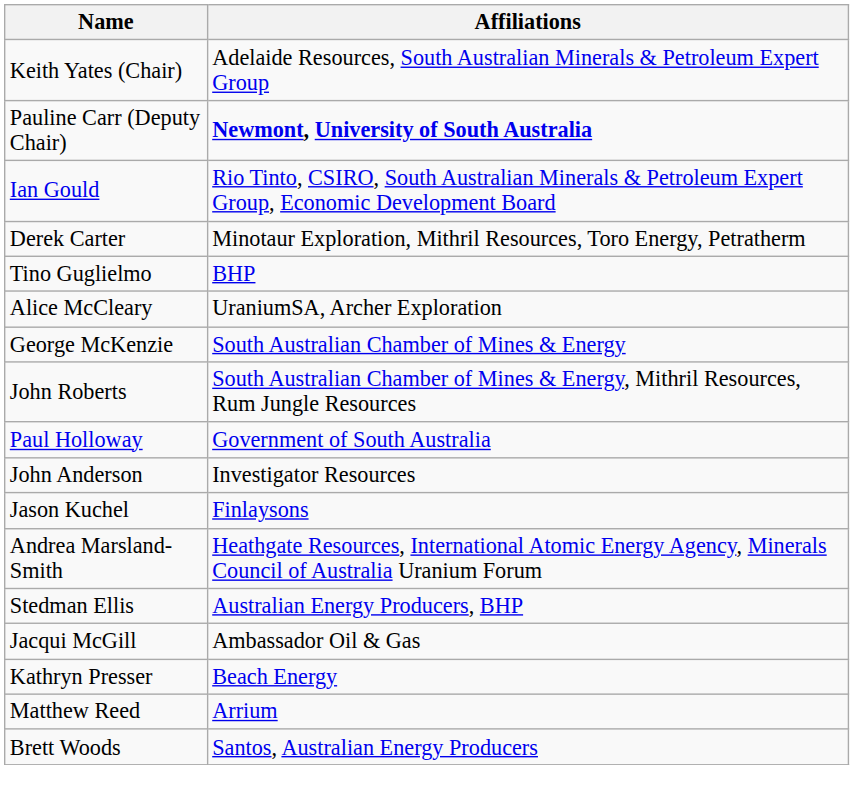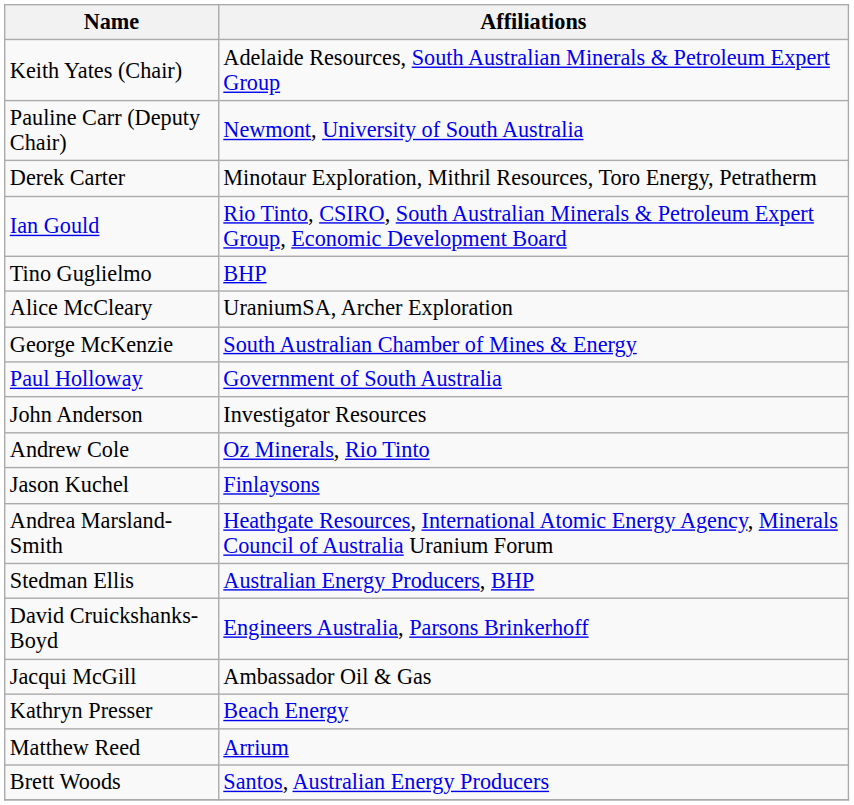(402, 130) bold -> (403, 130) normal
rows swapped: (68, 238) <-> (55, 190)
- row: (68, 391)
+ row: (69, 449)
+ row: (104, 628)
